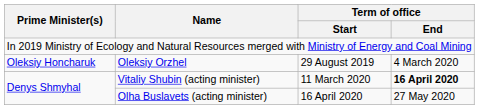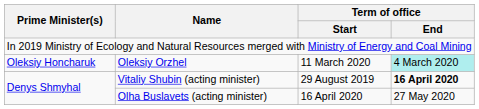(337, 63) 29 August 2019 -> (336, 63) 11 March 2020
(426, 63) no background -> (426, 63) paleturquoise background
(336, 79) 11 March 2020 -> (337, 79) 29 August 2019
